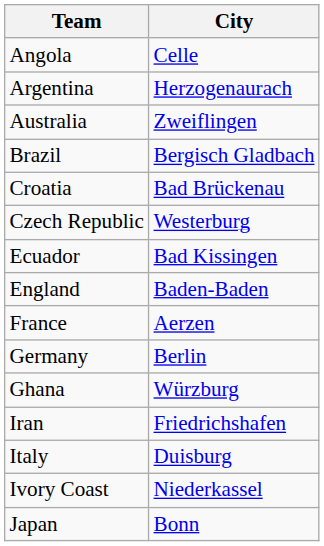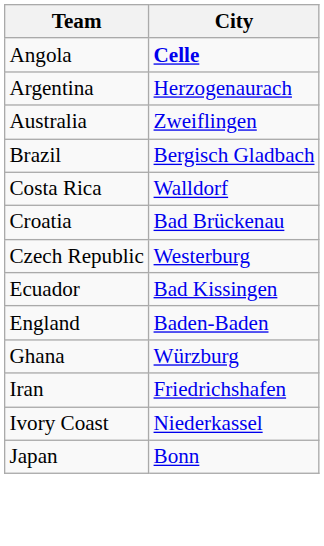(176, 54) normal -> (176, 54) bold
+ row: (56, 188)
- row: (38, 322)
- row: (49, 356)
- row: (29, 456)
